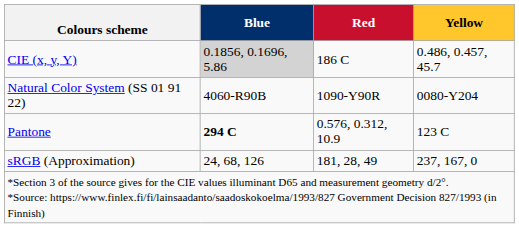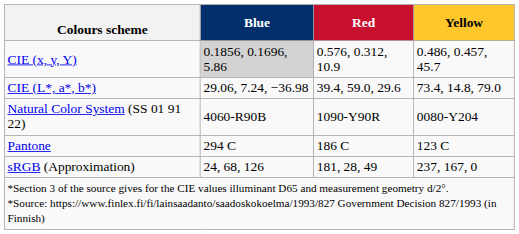(333, 59) 186 C -> (352, 59) 0.576, 0.312, 10.9
+ row: (52, 88)
(220, 132) bold -> (220, 145) normal
(352, 132) 0.576, 0.312, 10.9 -> (333, 145) 186 C
